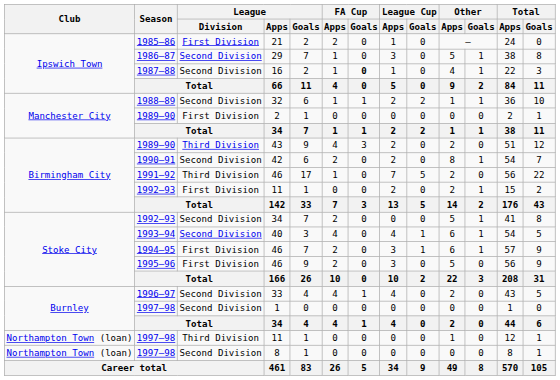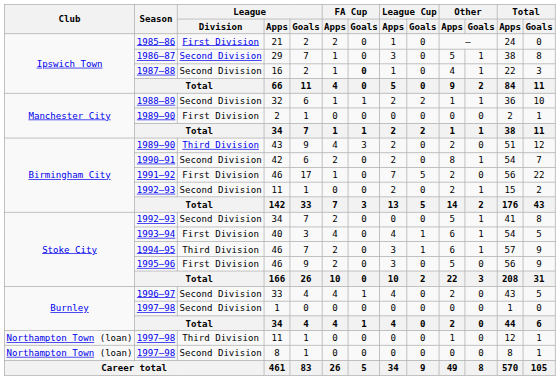(221, 175) Third Division -> (221, 175) First Division
(221, 190) First Division -> (221, 190) Second Division
(221, 234) Second Division -> (221, 234) First Division
(221, 249) First Division -> (221, 249) Third Division
